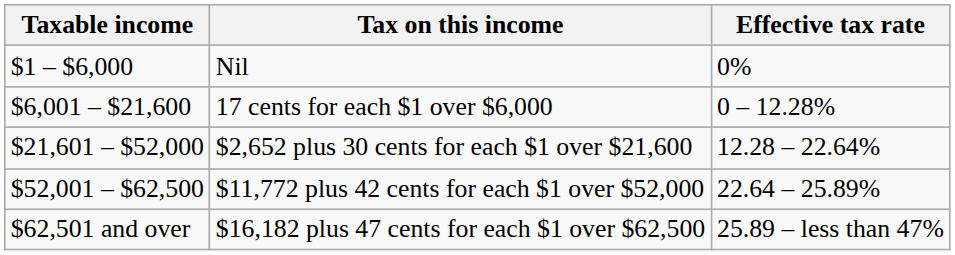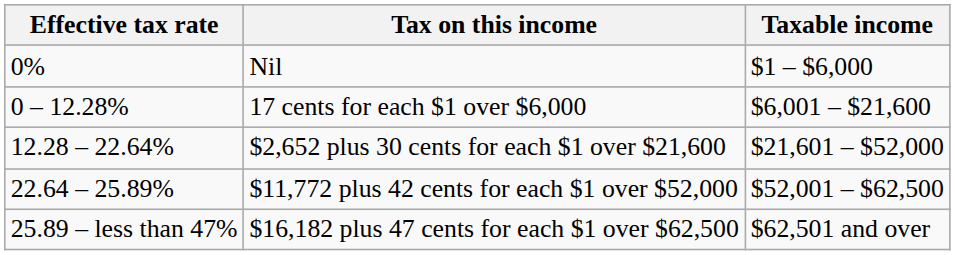columns swapped: (107, 24) <-> (830, 24)
